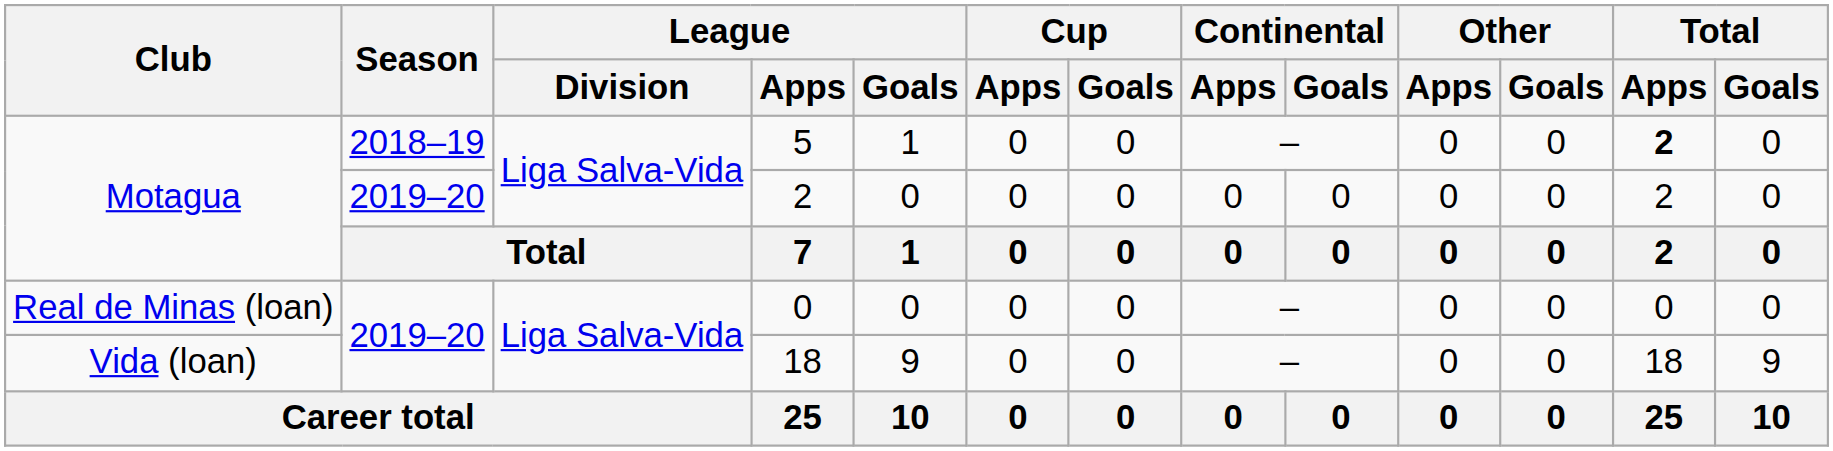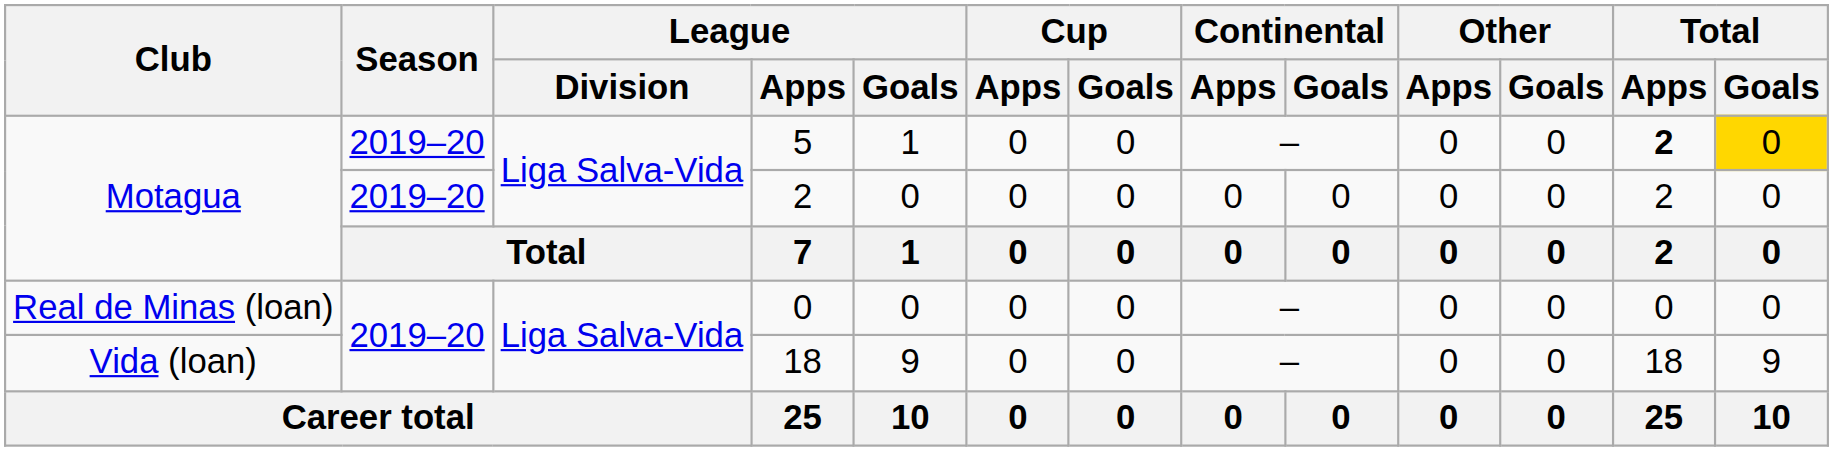(417, 142) 2018–19 -> (417, 142) 2019–20
(1771, 142) no background -> (1771, 142) gold background
